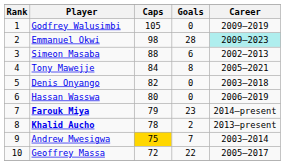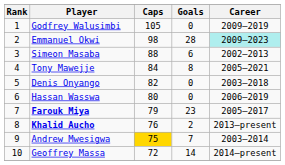(245, 111) 2014–present -> (245, 111) 2005–2017
(153, 125) 78 -> (153, 125) 76
(191, 153) 22 -> (191, 153) 14
(245, 153) 2005–2017 -> (245, 153) 2014–present
